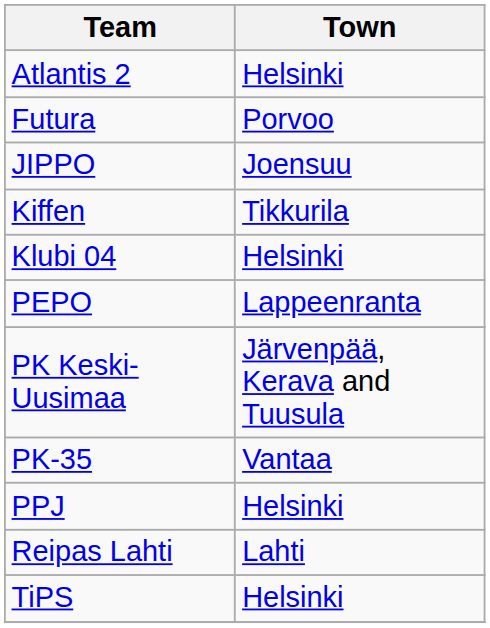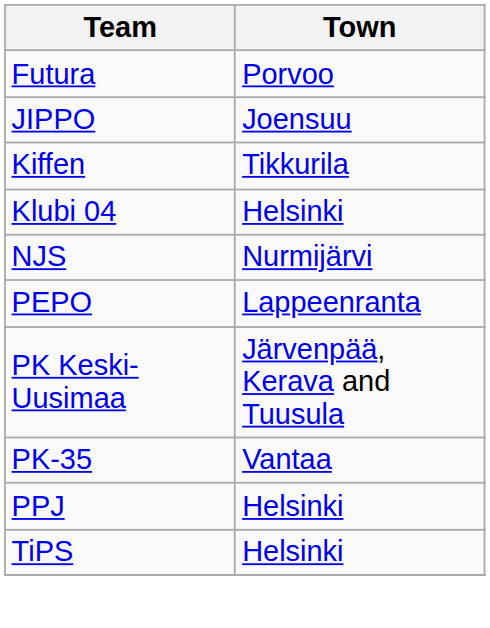- row: (71, 73)
+ row: (39, 257)
- row: (92, 551)
